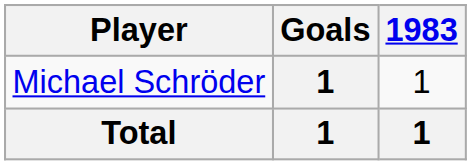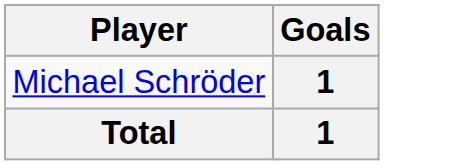- column: (422, 30)
